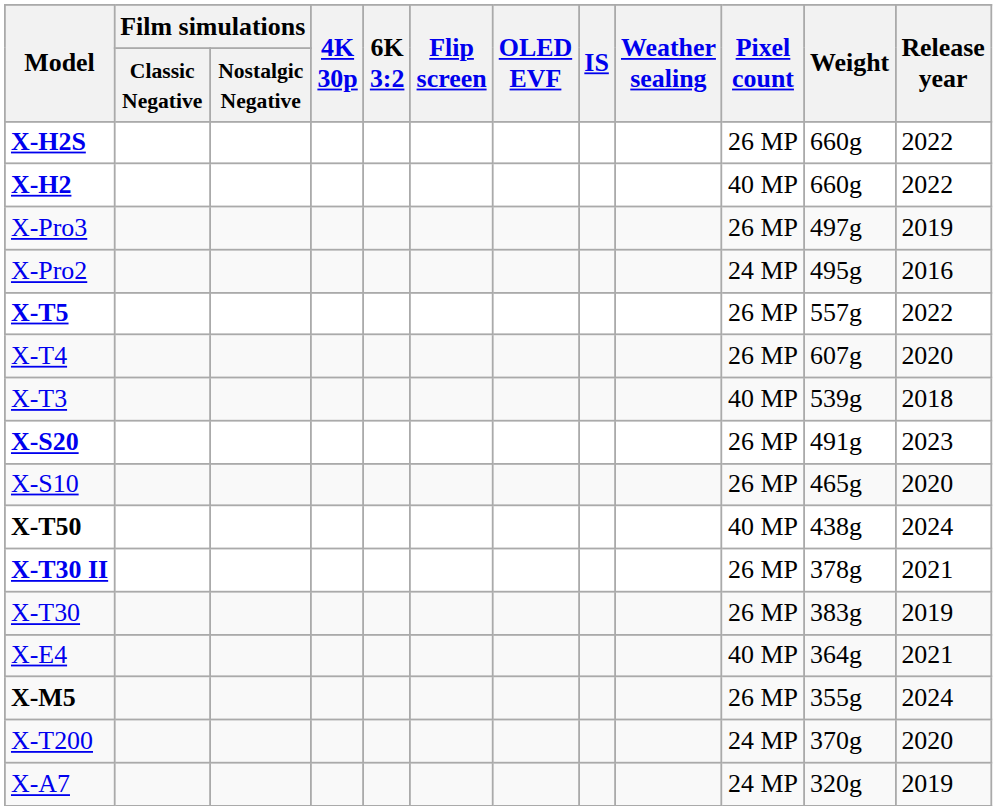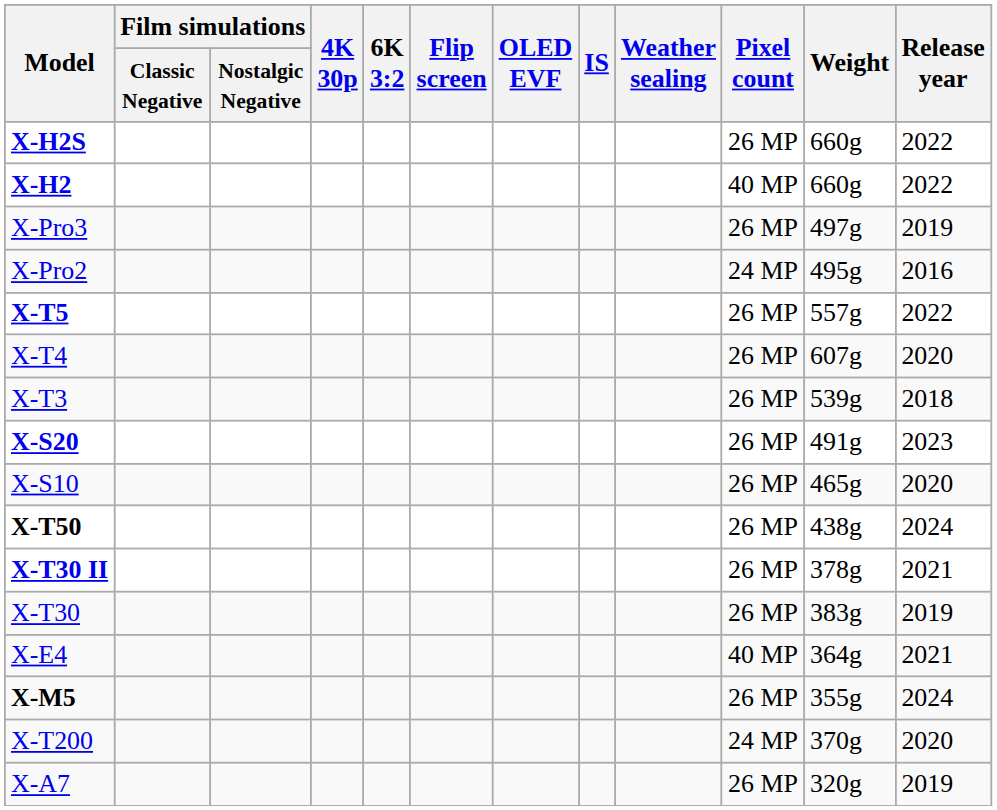(763, 398) 40 MP -> (763, 398) 26 MP
(763, 527) 40 MP -> (763, 527) 26 MP
(763, 783) 24 MP -> (763, 783) 26 MP
